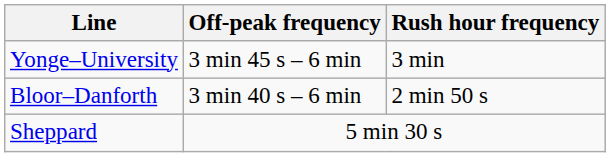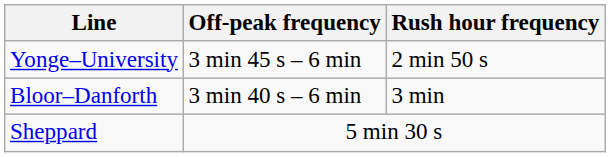(418, 59) 3 min -> (440, 59) 2 min 50 s
(440, 95) 2 min 50 s -> (418, 95) 3 min
